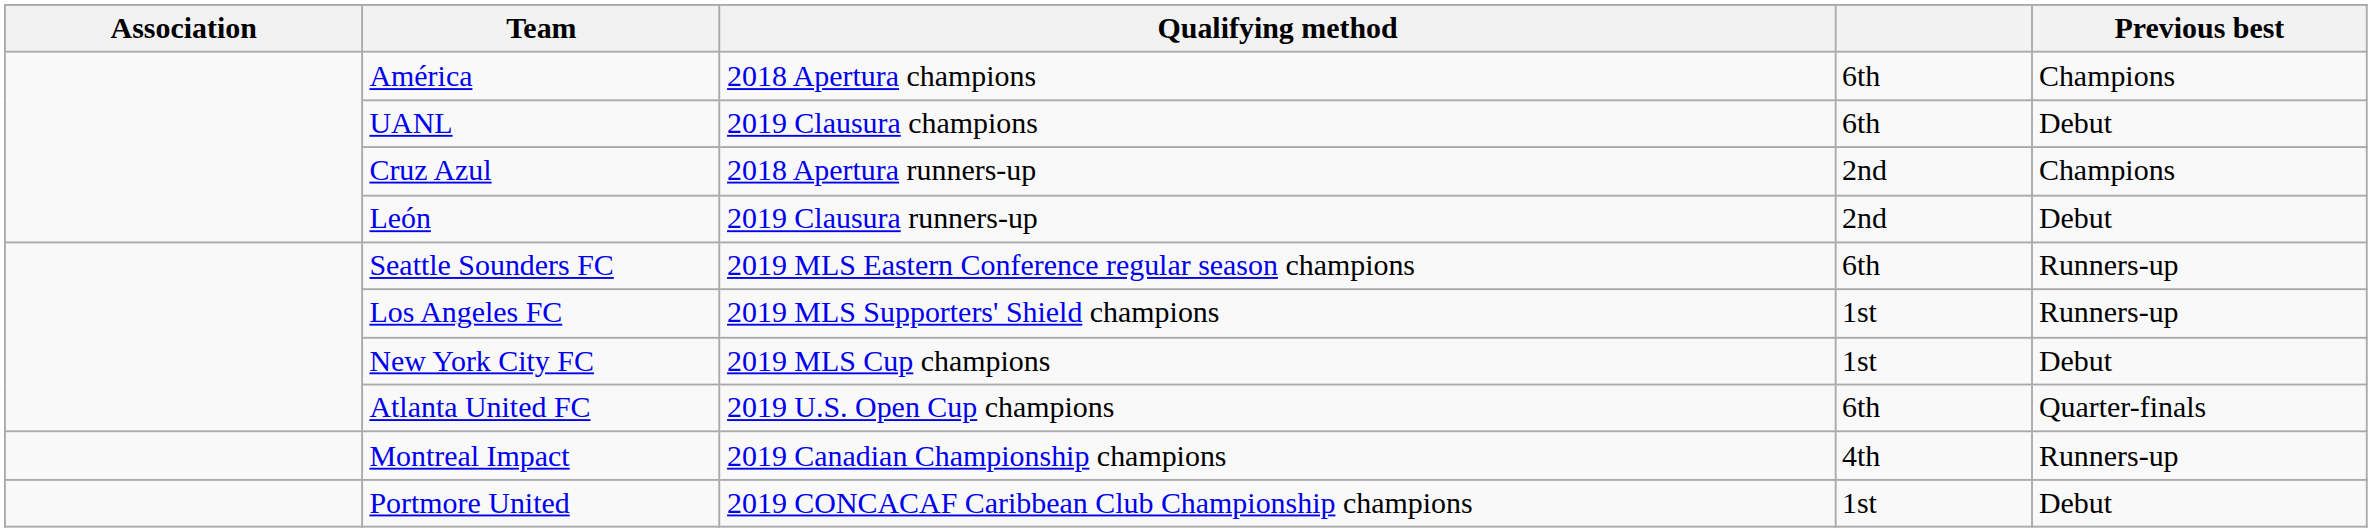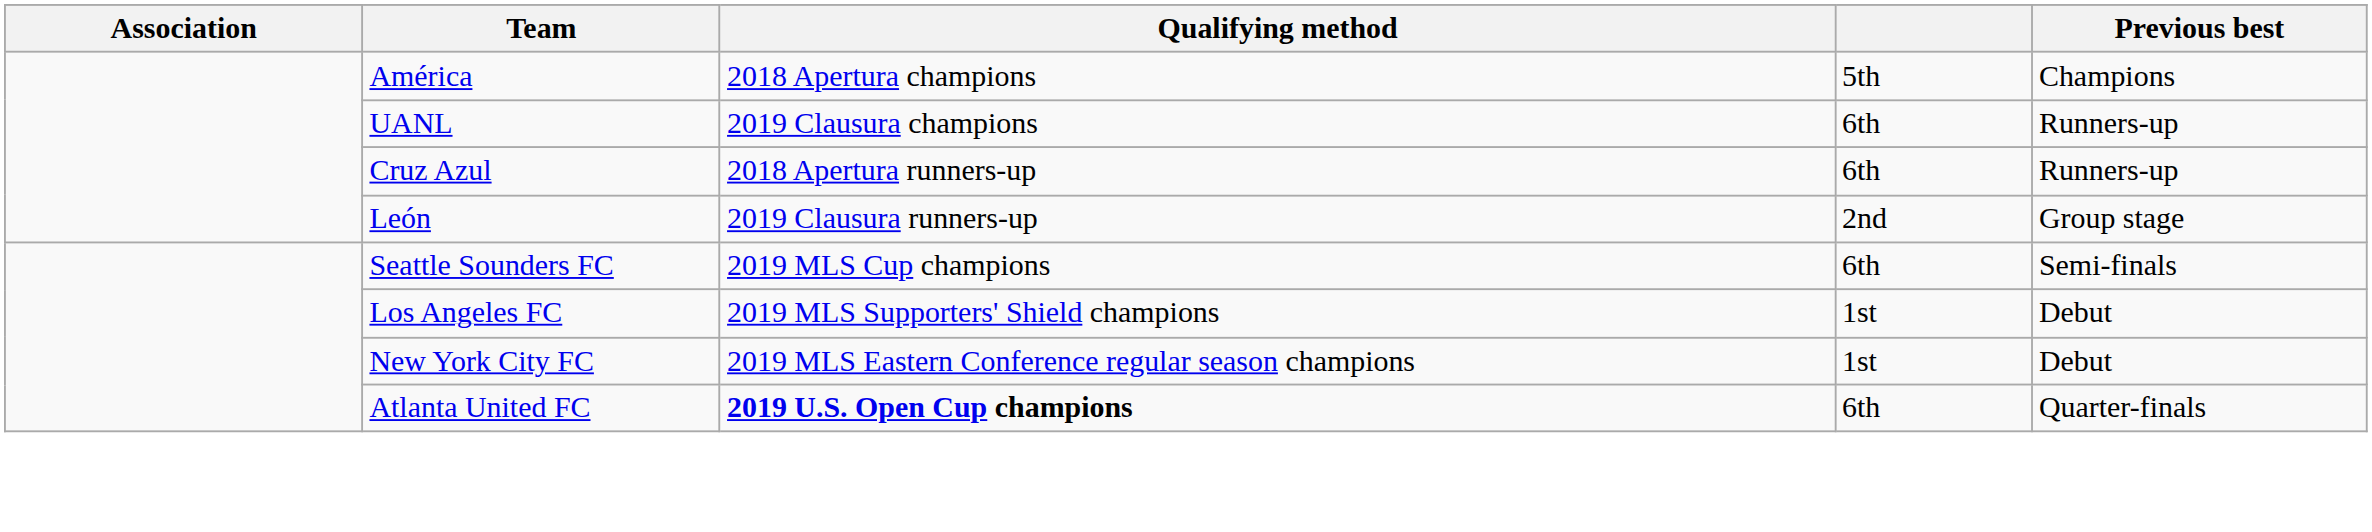(1861, 75) 6th -> (1861, 75) 5th
(2076, 123) Debut -> (2109, 123) Runners-up
(1864, 170) 2nd -> (1861, 170) 6th
(2107, 170) Champions -> (2109, 170) Runners-up
(2076, 218) Debut -> (2112, 218) Group stage
(1071, 265) 2019 MLS Eastern Conference regular season champions -> (889, 265) 2019 MLS Cup champions
(2109, 265) Runners-up -> (2108, 265) Semi-finals
(2109, 312) Runners-up -> (2076, 312) Debut
(889, 360) 2019 MLS Cup champions -> (1071, 360) 2019 MLS Eastern Conference regular season champions
(921, 407) normal -> (930, 407) bold
- row: (470, 455)
- row: (470, 502)
